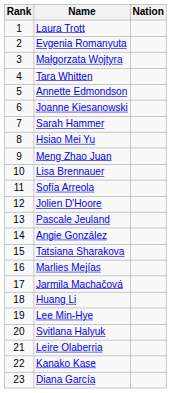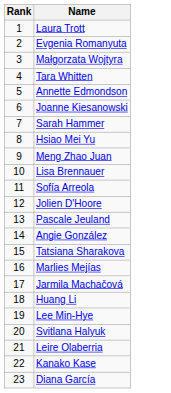- column: (148, 12)
